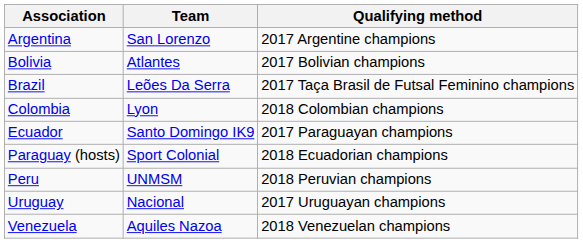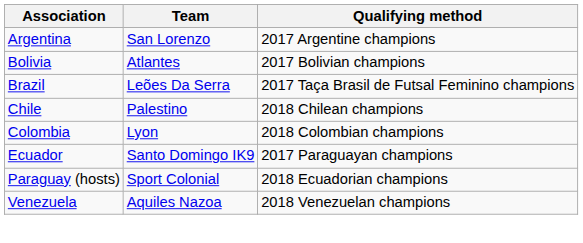+ row: (25, 109)
- row: (23, 179)
- row: (36, 202)
